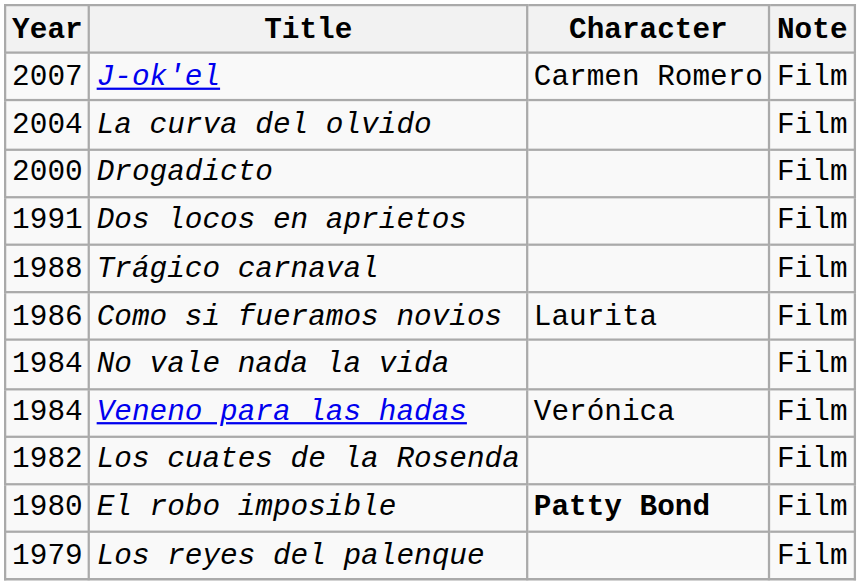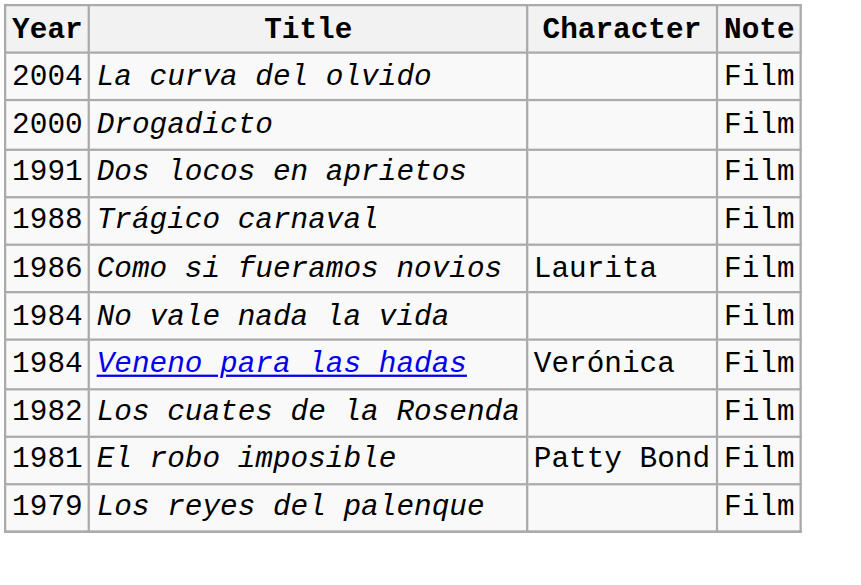- row: (158, 77)
(47, 508) 1980 -> (47, 460) 1981
(622, 508) bold -> (622, 460) normal
